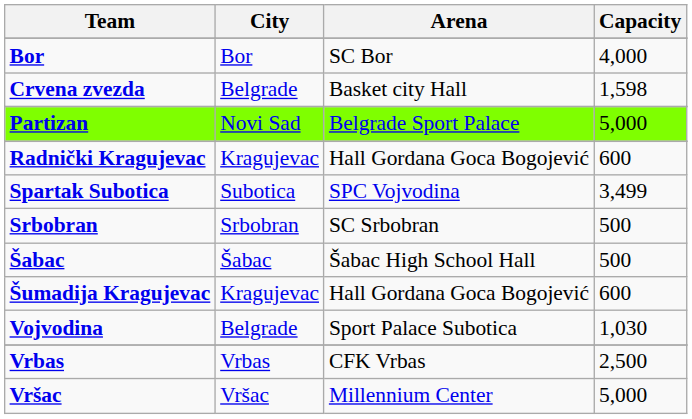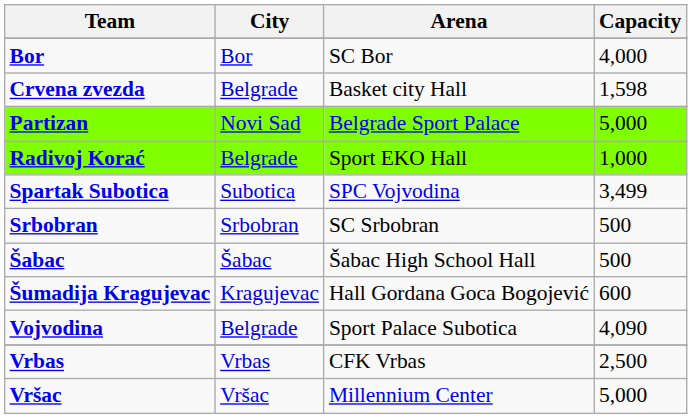+ row: (77, 157)
- row: (108, 157)
(623, 327) 1,030 -> (623, 327) 4,090
